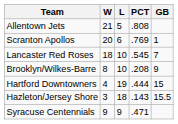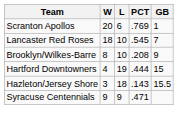- row: (36, 26)
